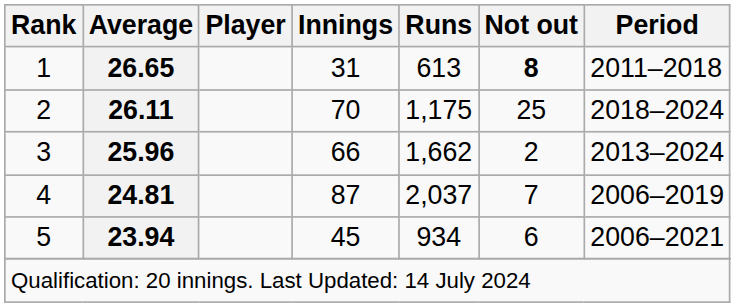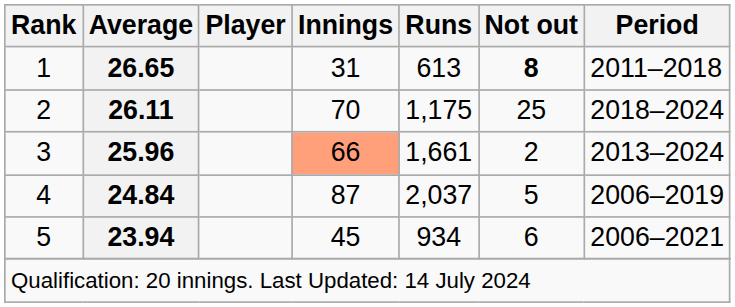(346, 152) no background -> (346, 152) lightsalmon background
(439, 152) 1,662 -> (439, 152) 1,661
(141, 195) 24.81 -> (141, 195) 24.84
(531, 195) 7 -> (531, 195) 5
